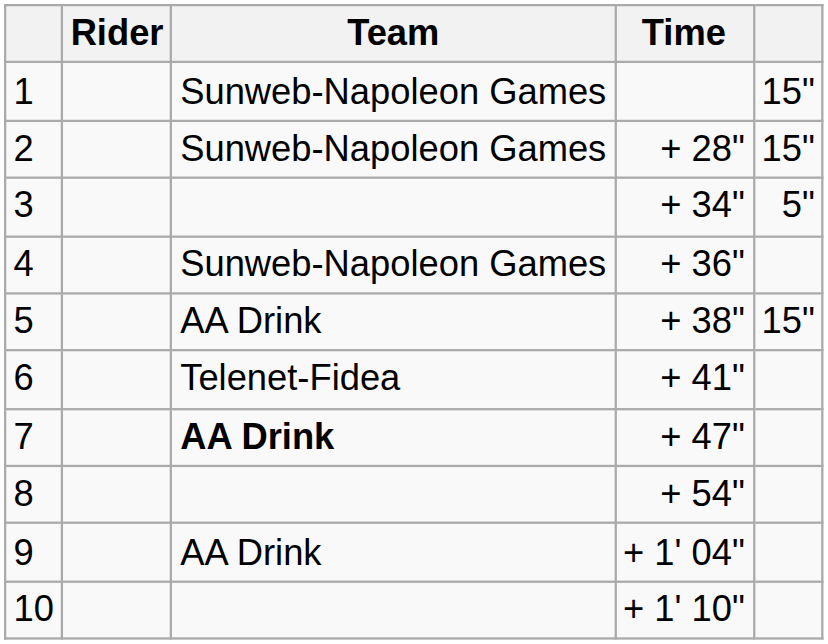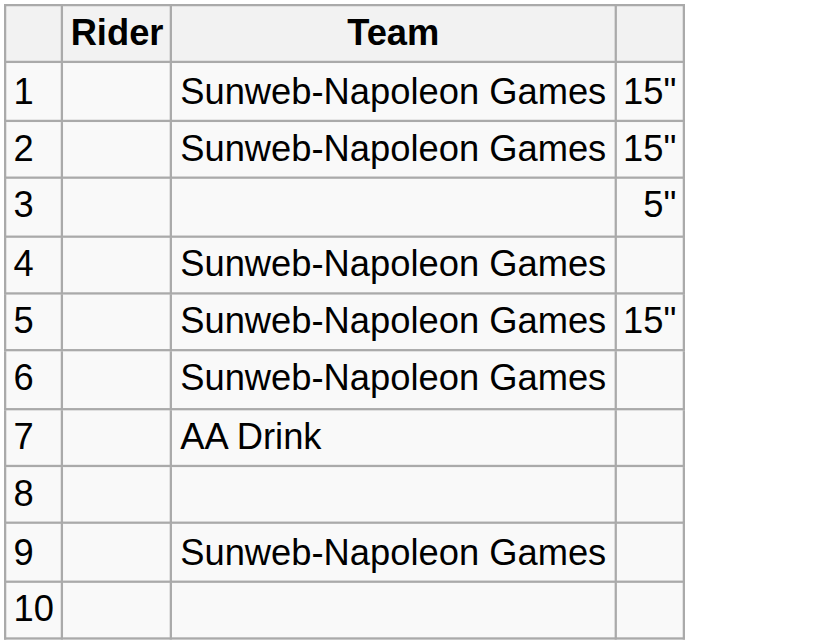- column: (684, 33)
(251, 321) AA Drink -> (393, 321) Sunweb-Napoleon Games
(290, 378) Telenet-Fidea -> (393, 378) Sunweb-Napoleon Games
(257, 436) bold -> (251, 436) normal
(251, 551) AA Drink -> (393, 551) Sunweb-Napoleon Games
